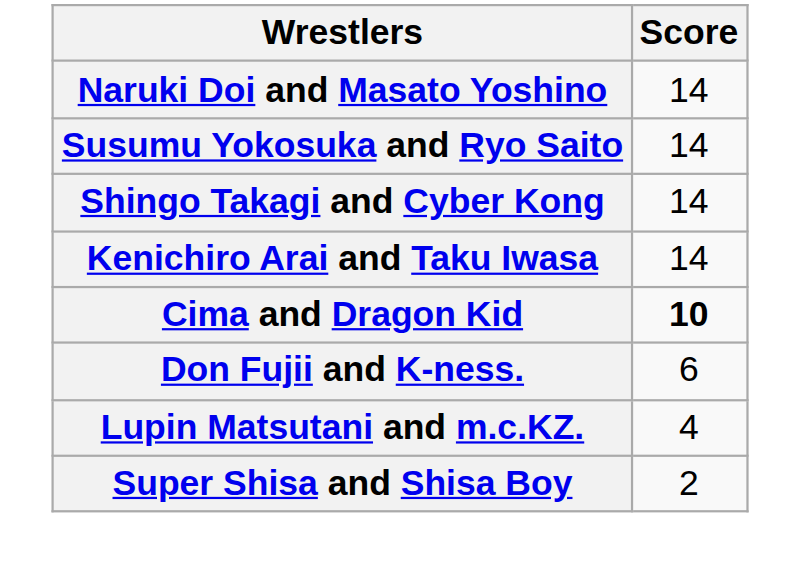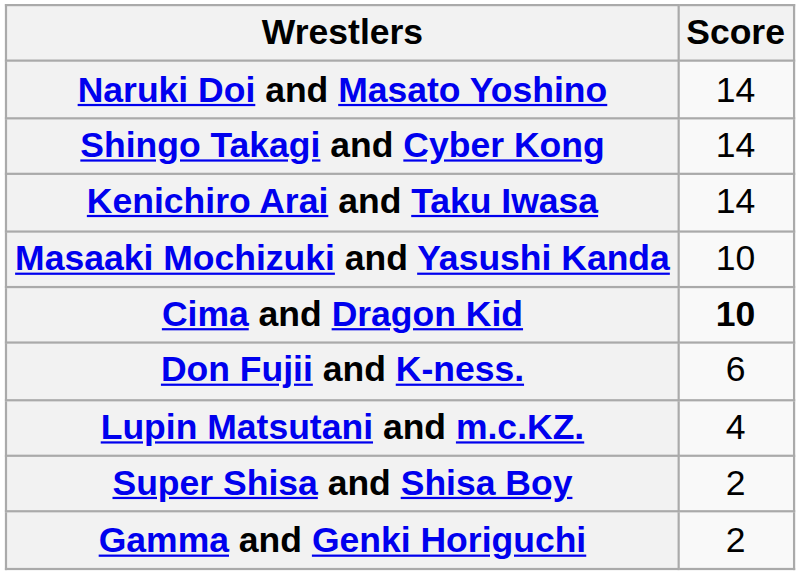- row: (342, 145)
+ row: (342, 257)
+ row: (342, 539)
